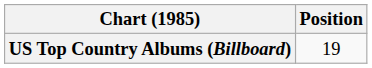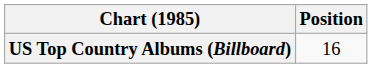(331, 48) 19 -> (331, 48) 16
